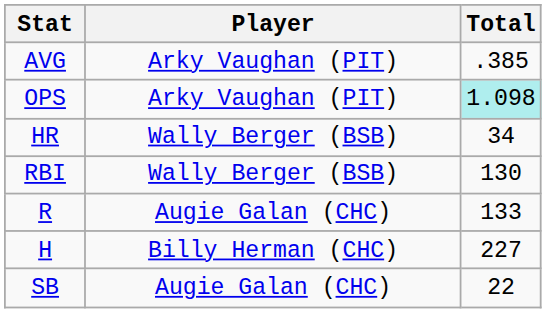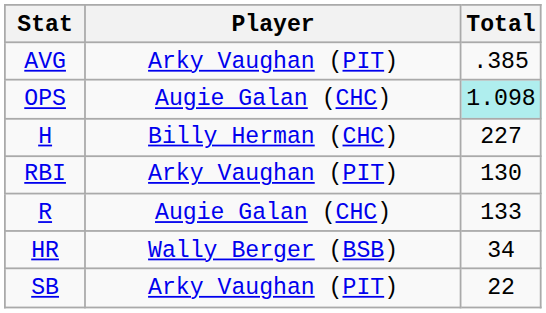(273, 99) Arky Vaughan (PIT) -> (273, 99) Augie Galan (CHC)
rows swapped: (45, 137) <-> (45, 250)
(273, 175) Wally Berger (BSB) -> (273, 175) Arky Vaughan (PIT)
(273, 288) Augie Galan (CHC) -> (273, 288) Arky Vaughan (PIT)
